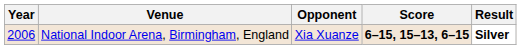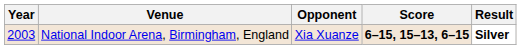(21, 35) 2006 -> (21, 35) 2003
